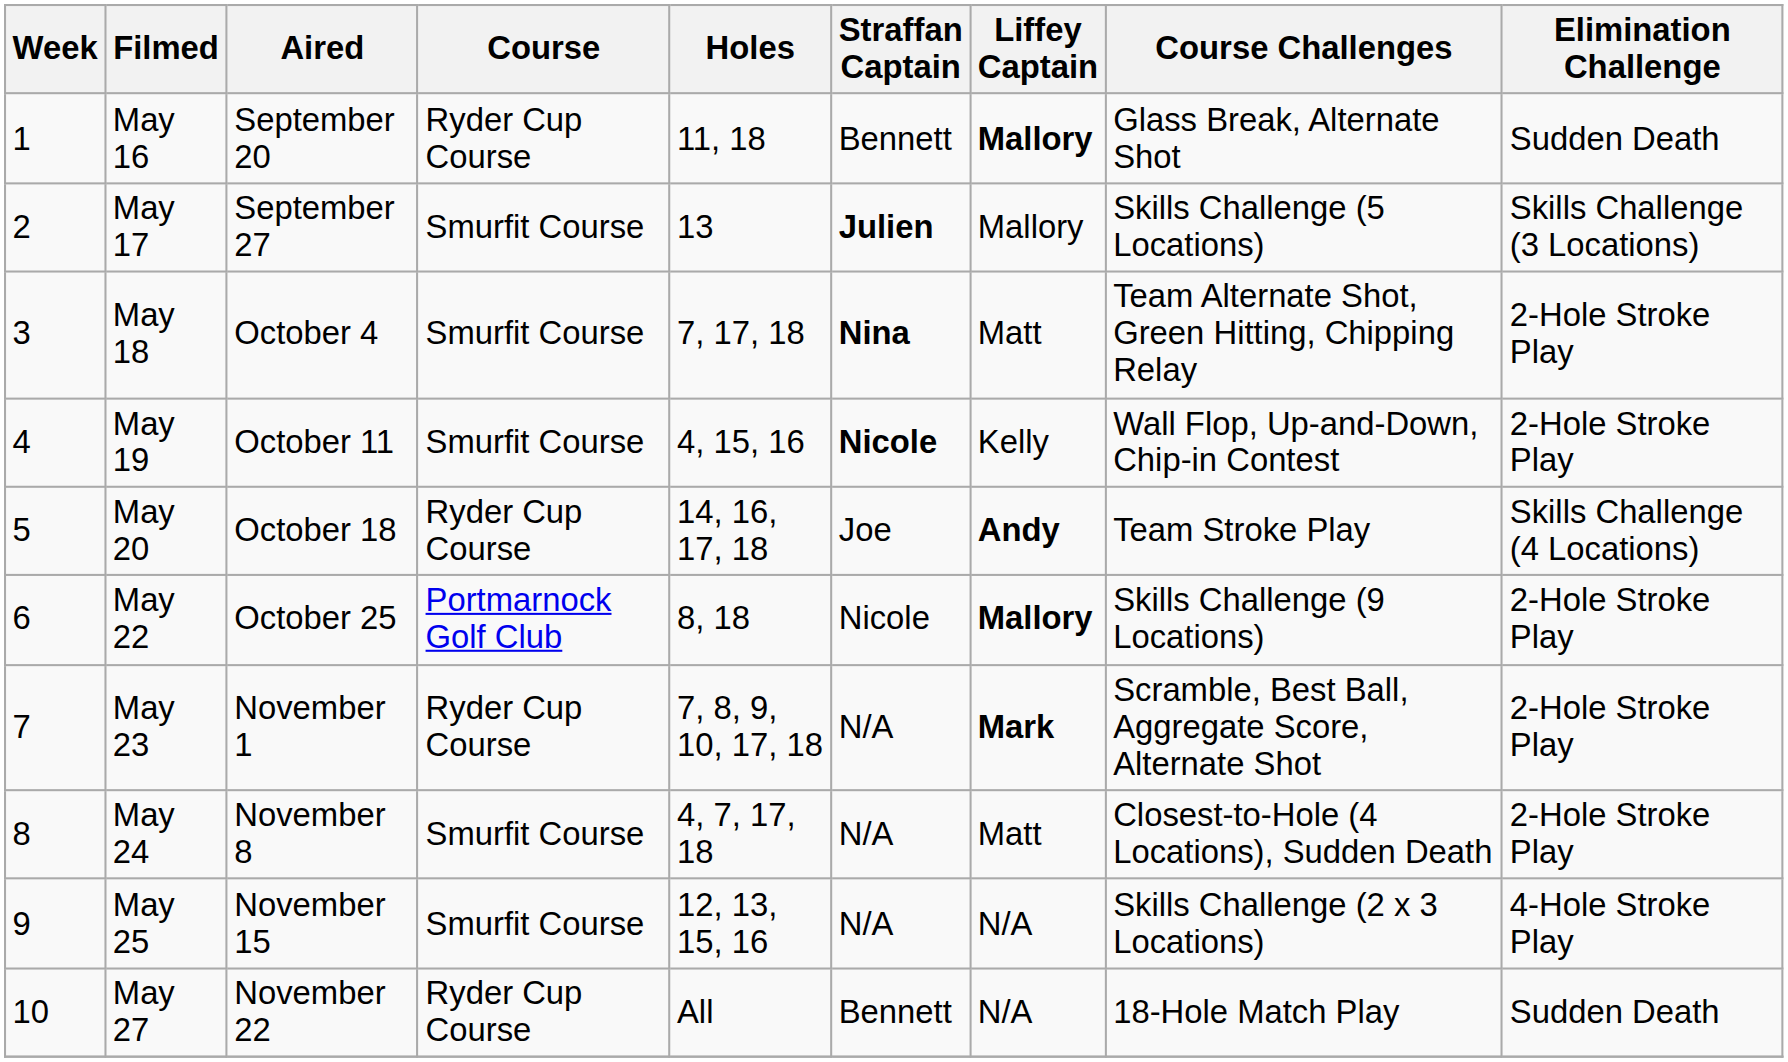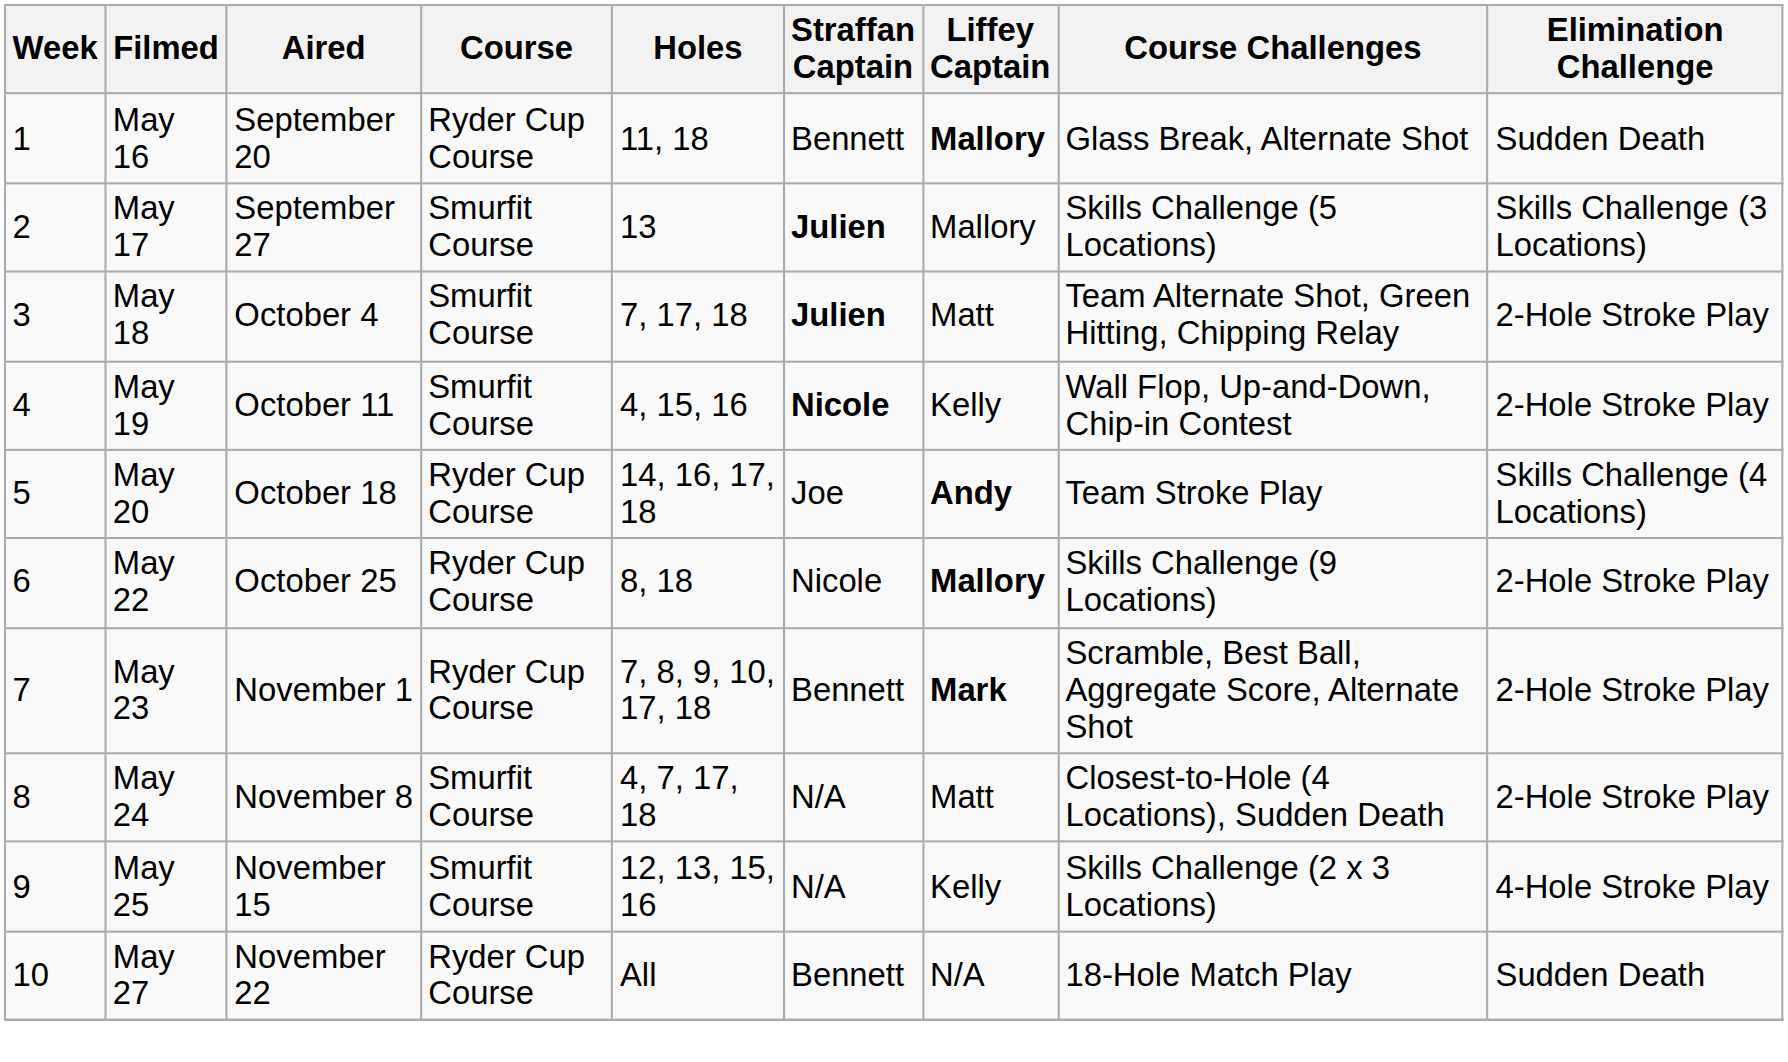(874, 334) Nina -> (838, 315) Julien
(519, 619) Portmarnock Golf Club -> (507, 582) Ryder Cup Course
(866, 726) N/A -> (848, 689) Bennett
(1005, 923) N/A -> (966, 886) Kelly
